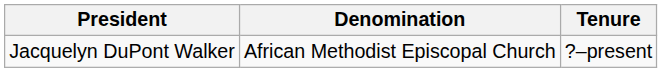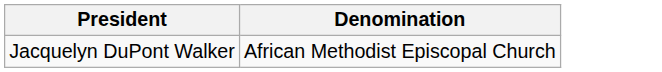- column: (609, 20)
